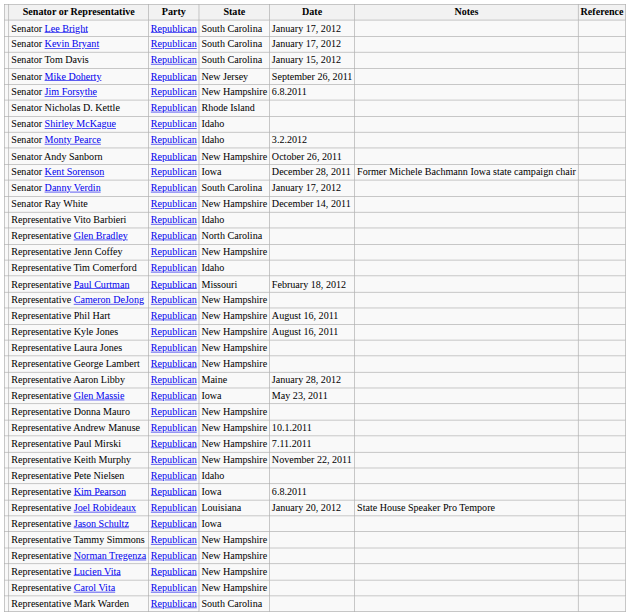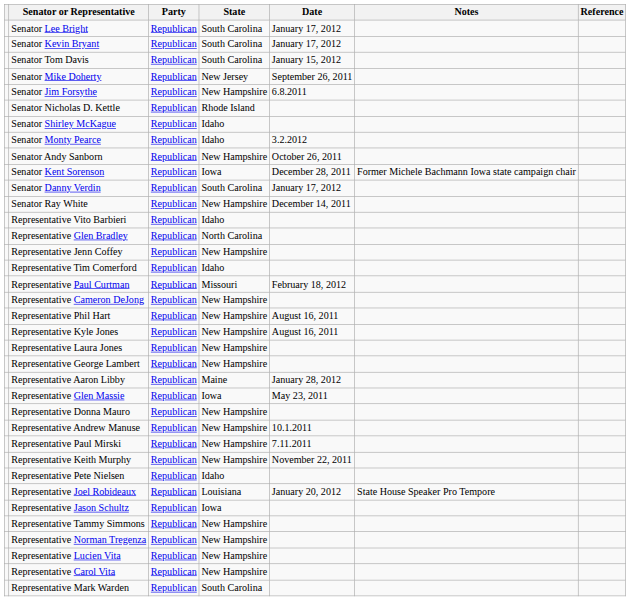- row: (69, 492)
